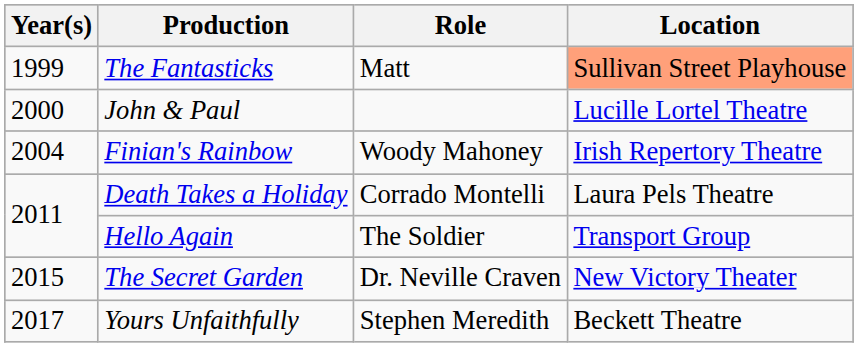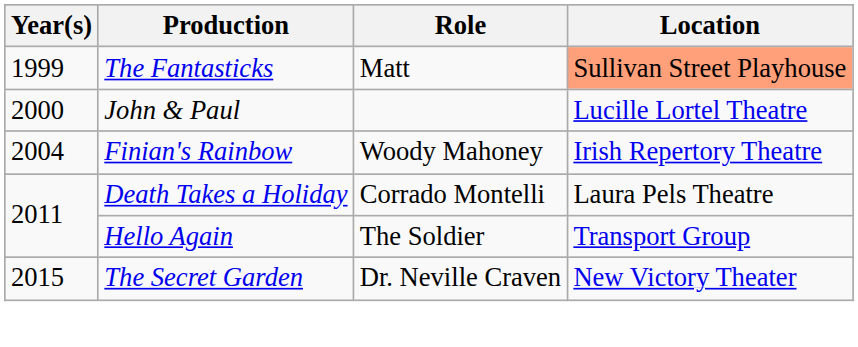- row: (202, 320)
